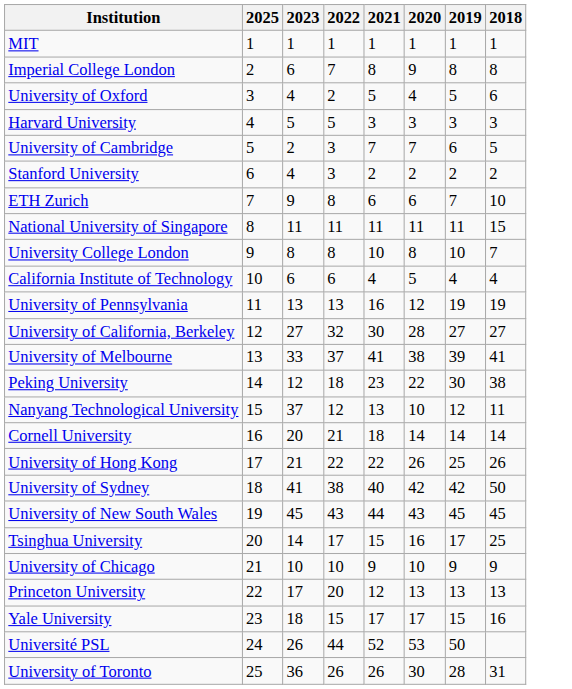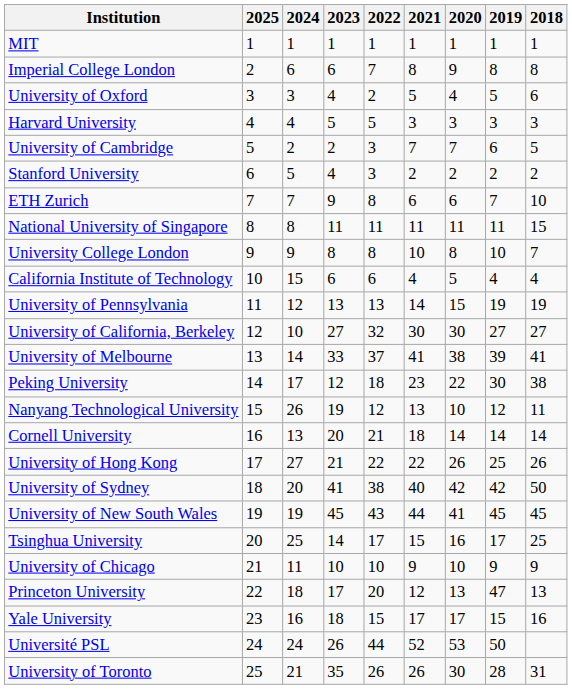+ column: (303, 17)
(376, 305) 16 -> (416, 305) 14
(416, 305) 12 -> (457, 305) 15
(416, 331) 28 -> (457, 331) 30
(295, 409) 37 -> (335, 409) 19
(416, 514) 43 -> (457, 514) 41
(457, 592) 13 -> (498, 592) 47
(295, 670) 36 -> (335, 670) 35
